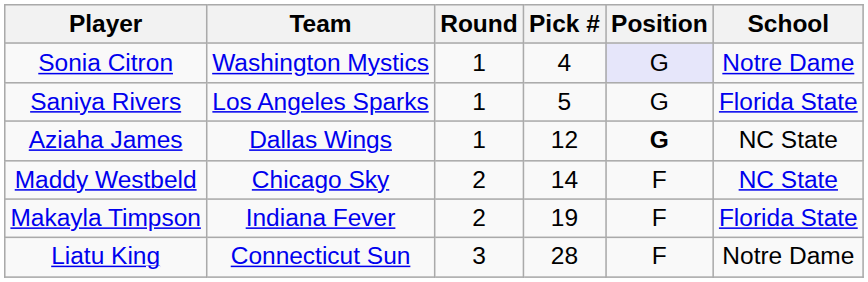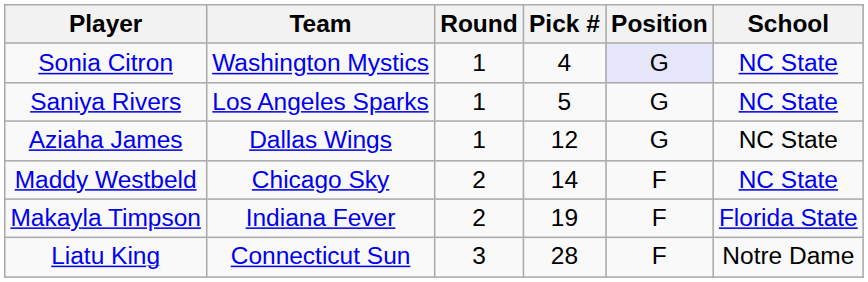(788, 62) Notre Dame -> (788, 62) NC State
(788, 101) Florida State -> (788, 101) NC State
(659, 140) bold -> (659, 140) normal
